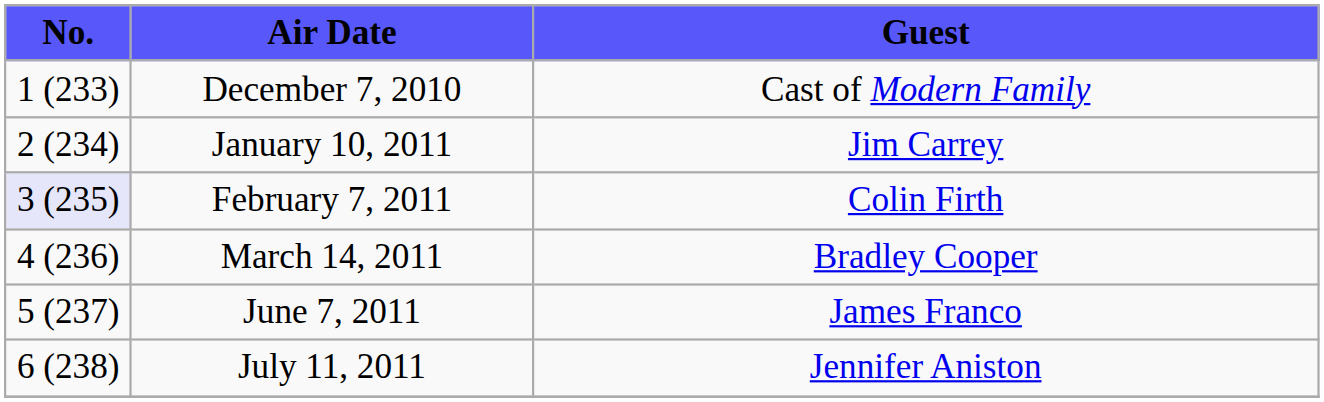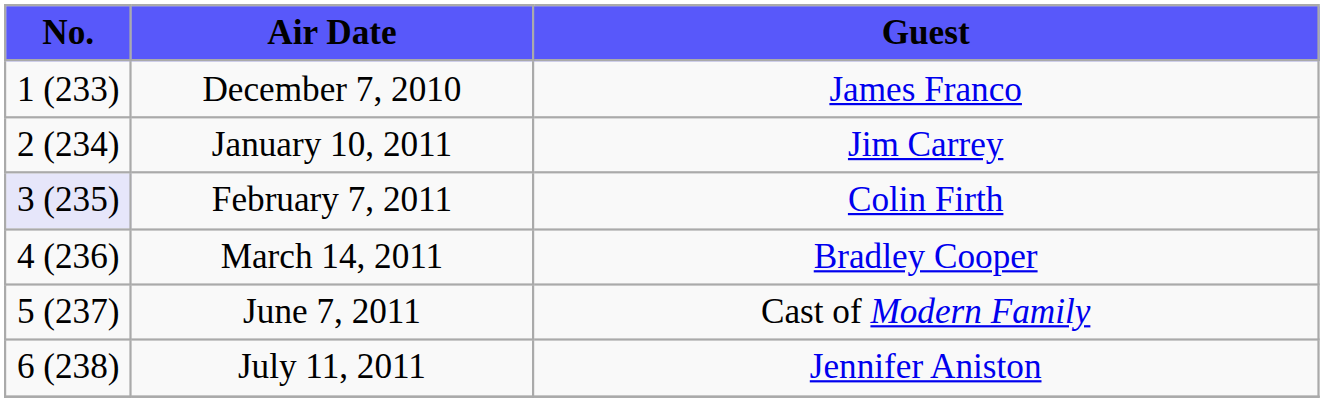(926, 88) Cast of Modern Family -> (926, 88) James Franco
(926, 311) James Franco -> (926, 311) Cast of Modern Family
